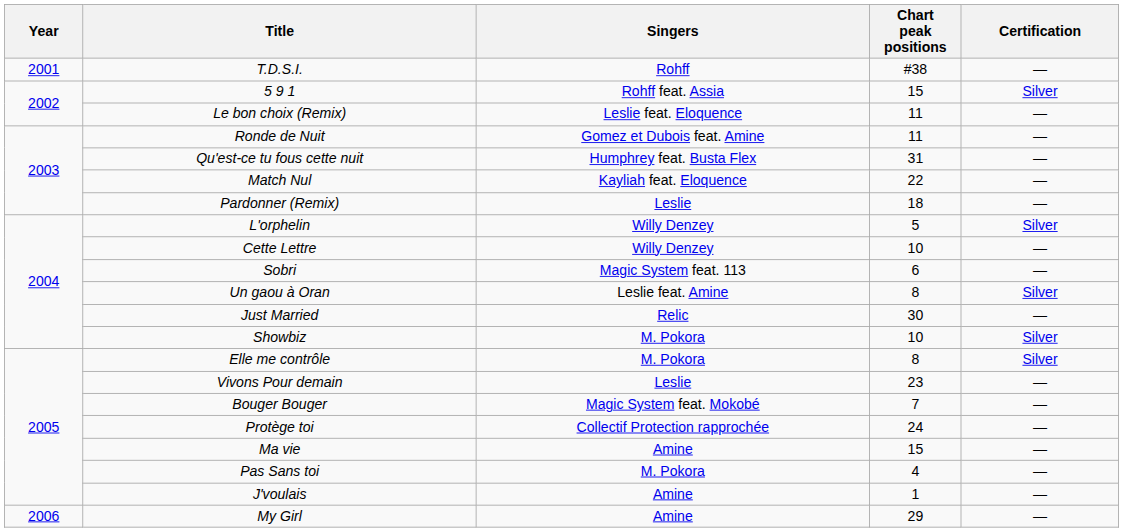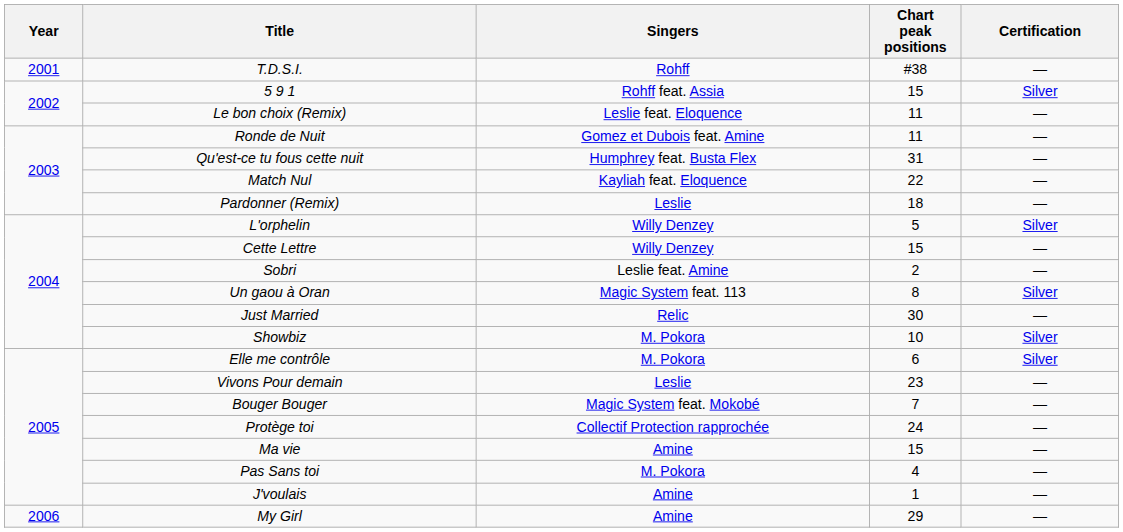(915, 248) 10 -> (915, 248) 15
(673, 270) Magic System feat. 113 -> (673, 270) Leslie feat. Amine
(915, 270) 6 -> (915, 270) 2
(673, 292) Leslie feat. Amine -> (673, 292) Magic System feat. 113
(915, 359) 8 -> (915, 359) 6
